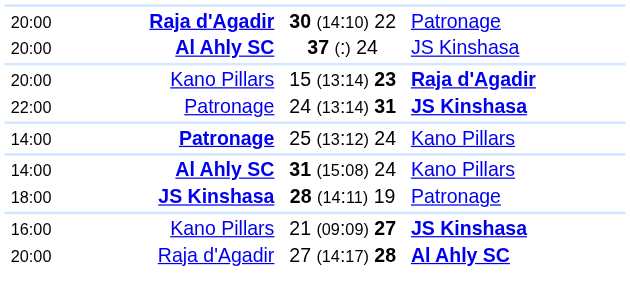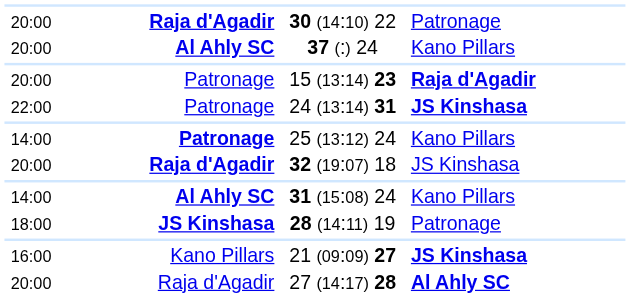(465, 48) JS Kinshasa -> (463, 48) Kano Pillars
(222, 79) Kano Pillars -> (229, 79) Patronage
+ row: (31, 166)
